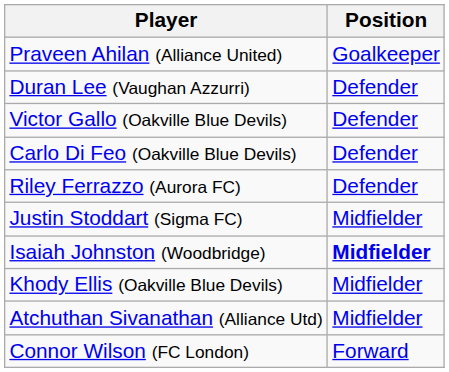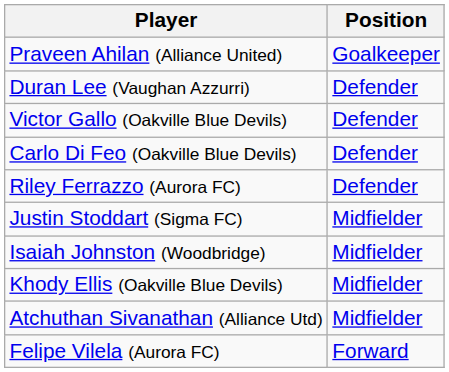(381, 251) bold -> (377, 251) normal
- row: (129, 350)
+ row: (115, 350)
